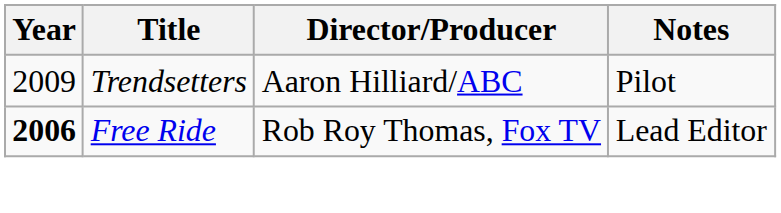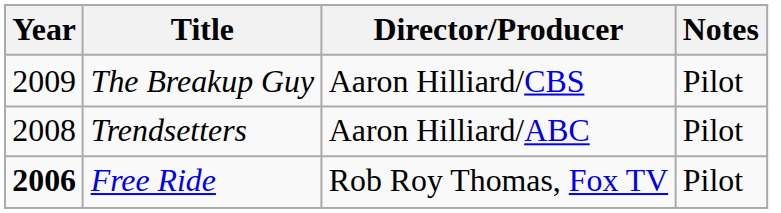+ row: (202, 80)
(44, 80) 2009 -> (44, 130) 2008
(691, 130) Lead Editor -> (713, 181) Pilot
